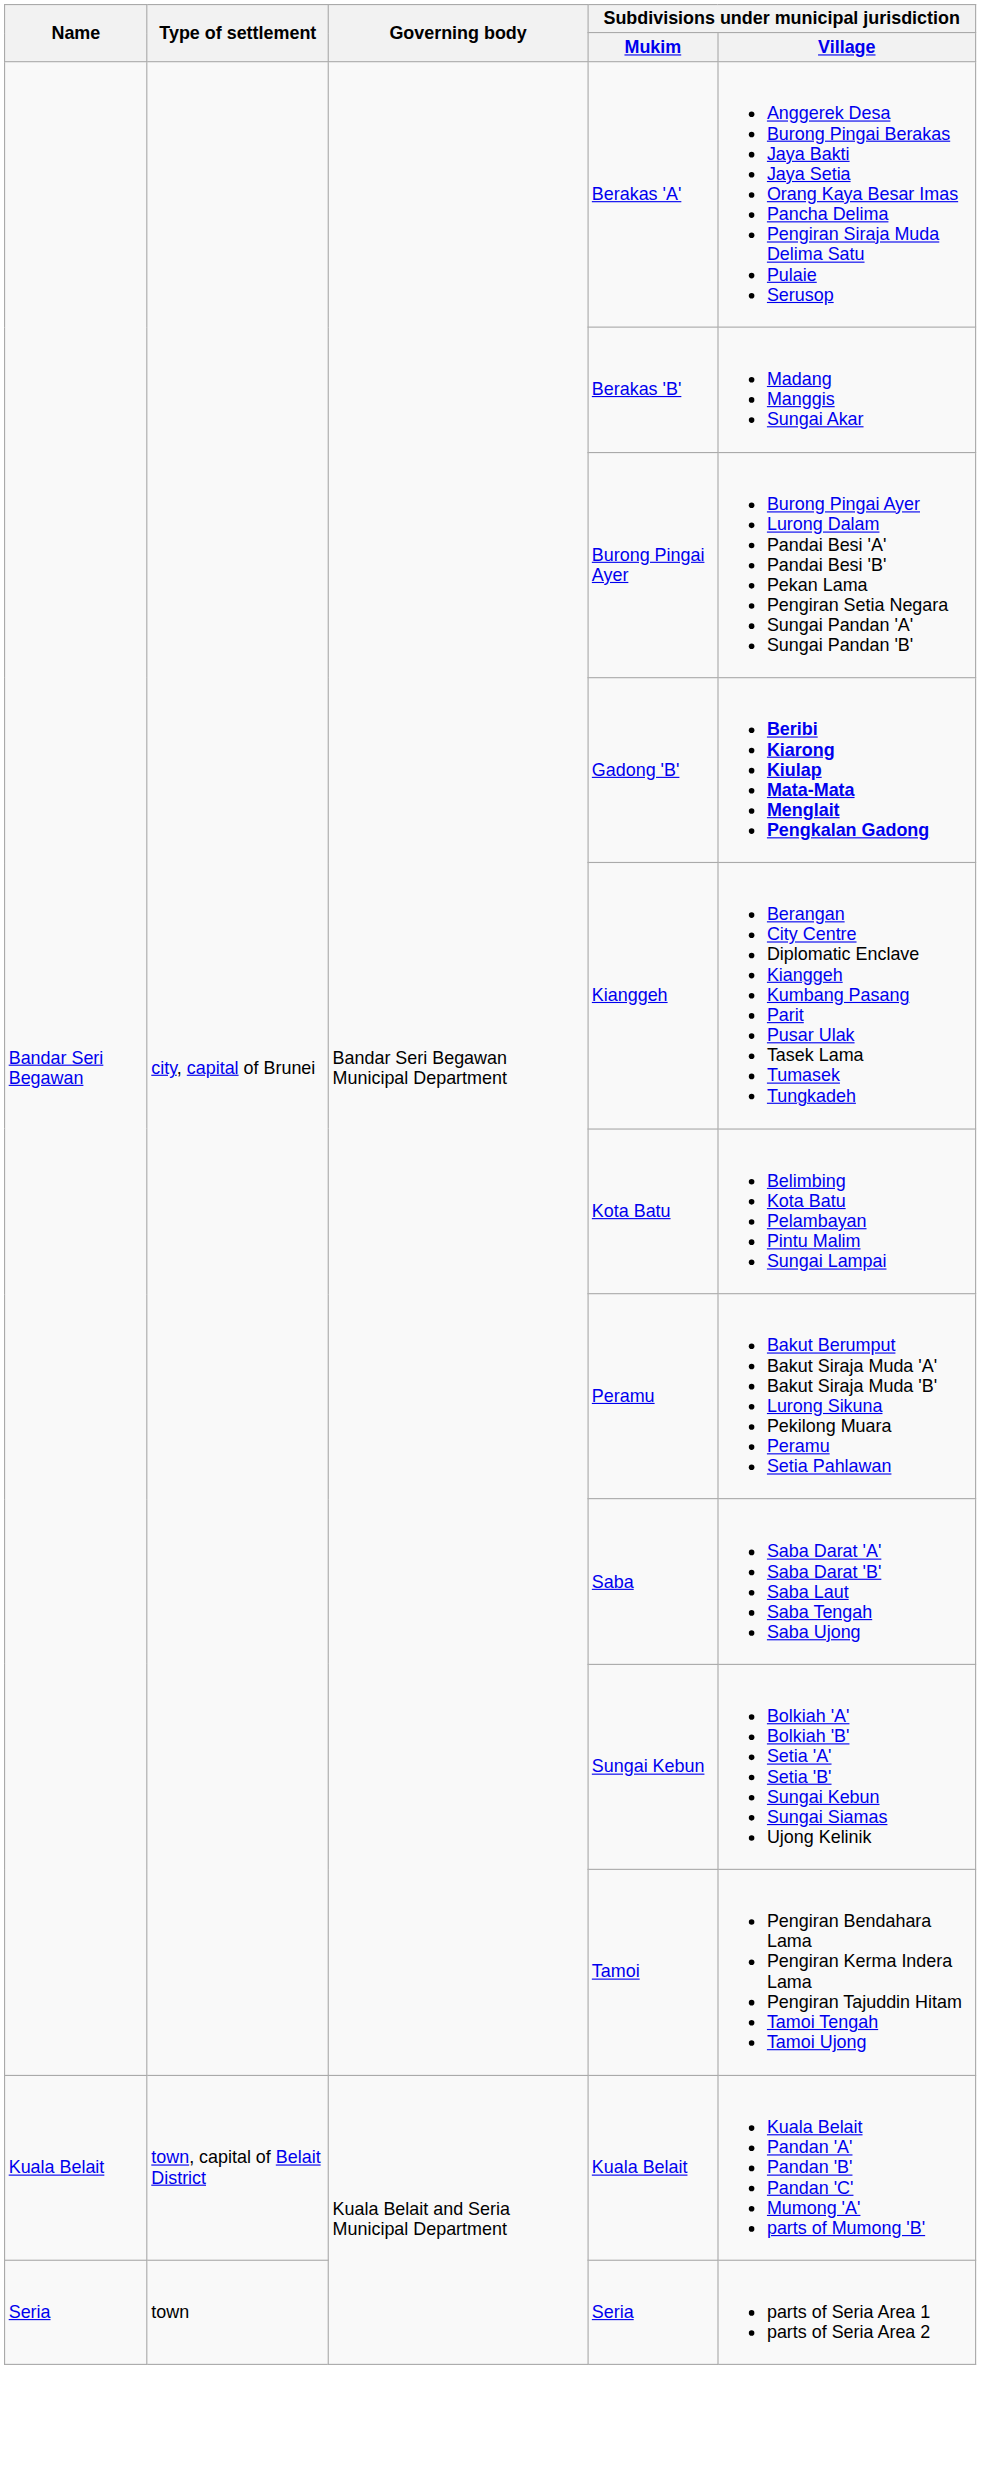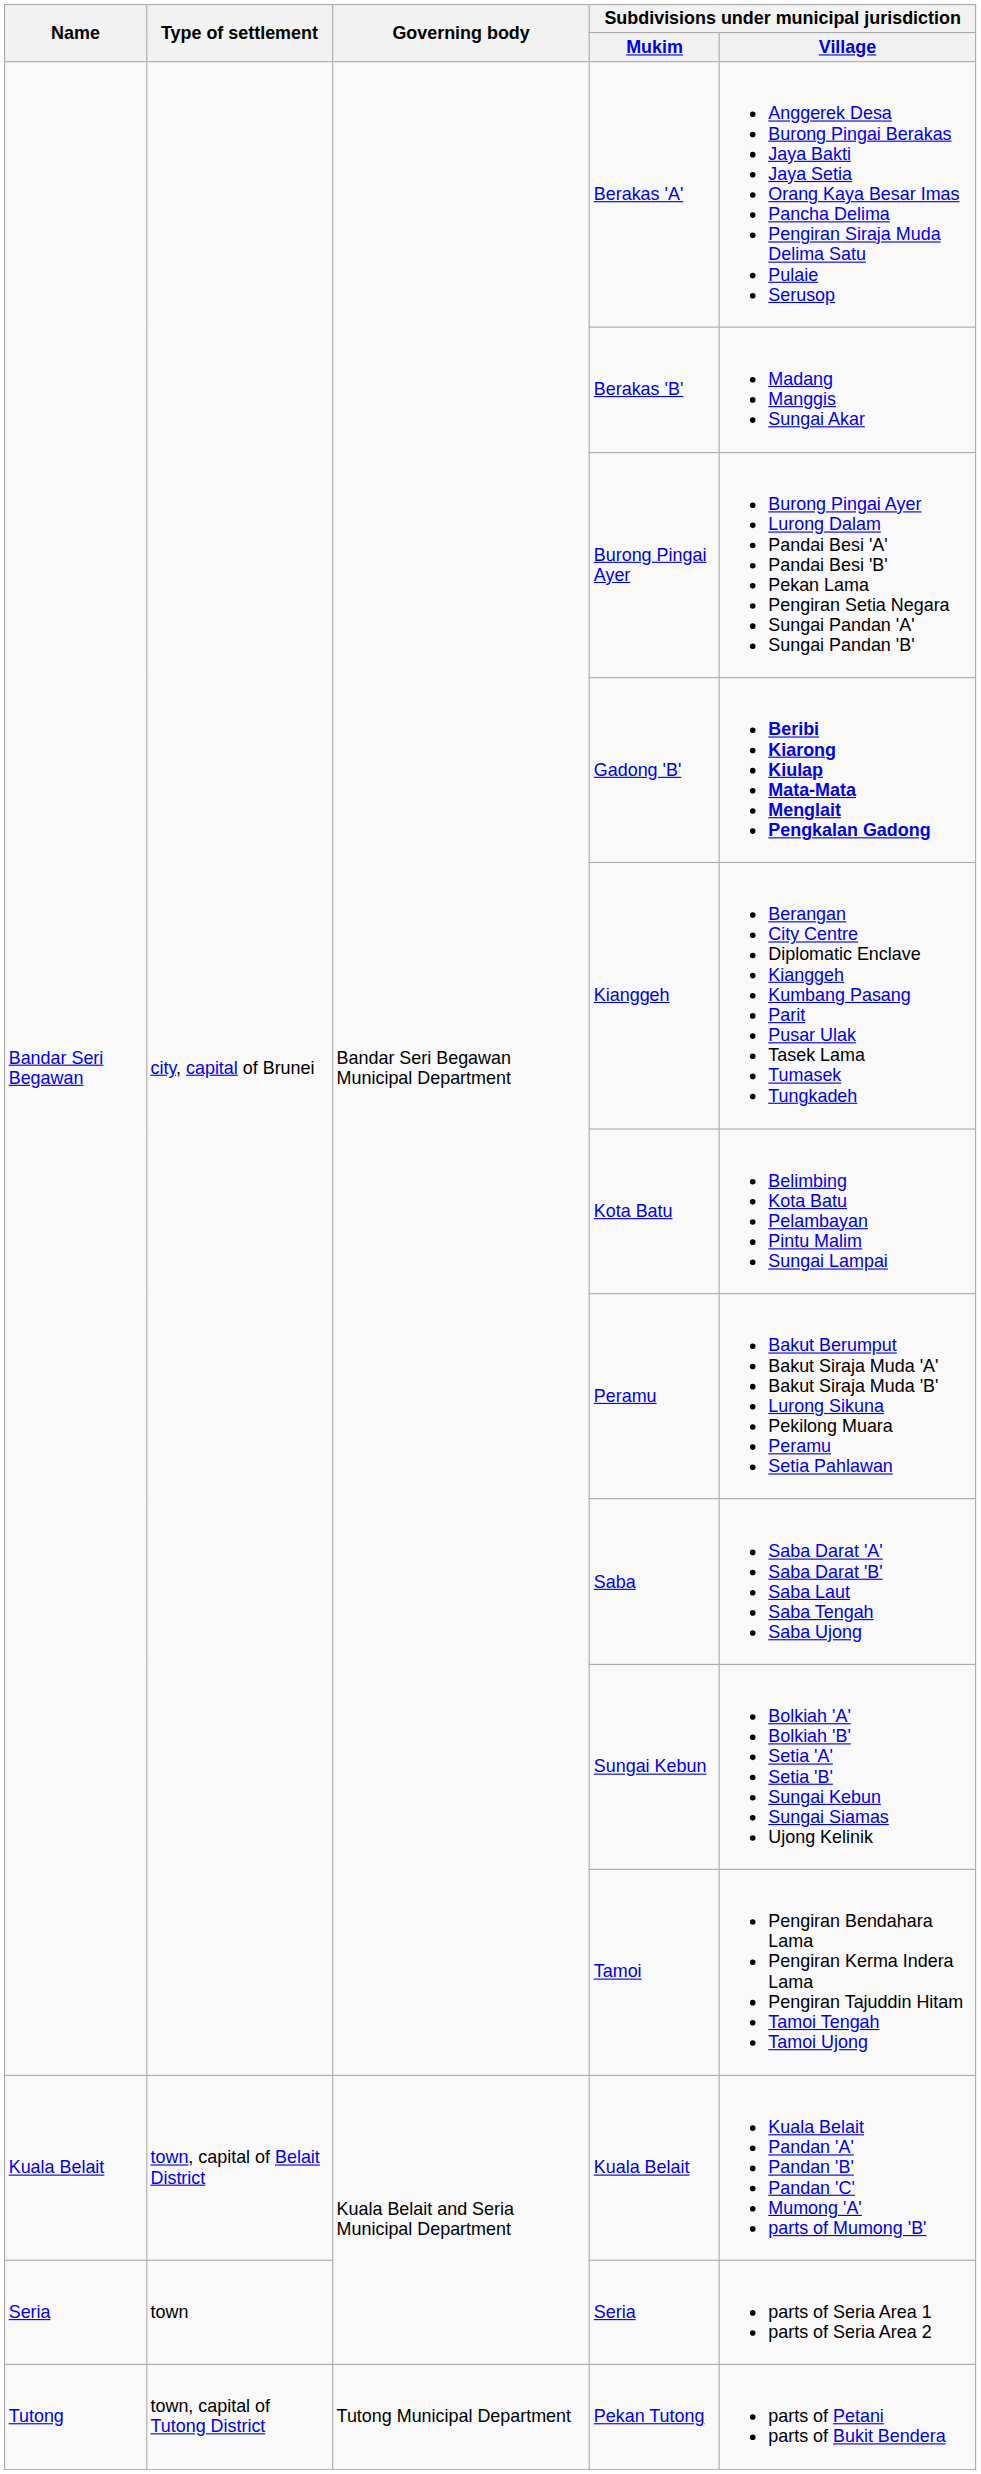+ row: (649, 2416)
